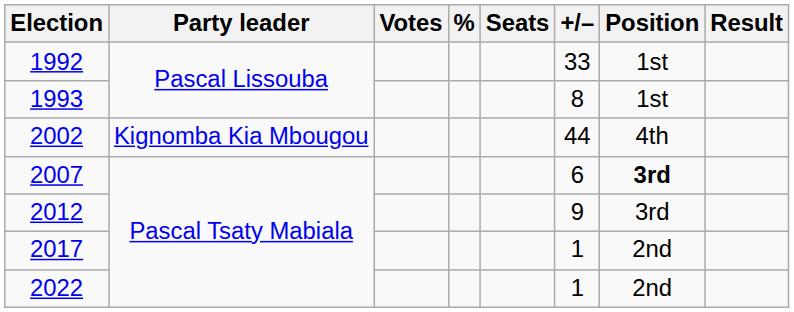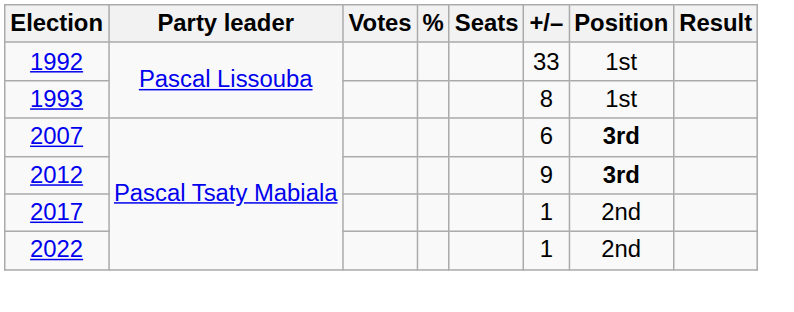- row: (57, 136)
(652, 212) normal -> (621, 174) bold
